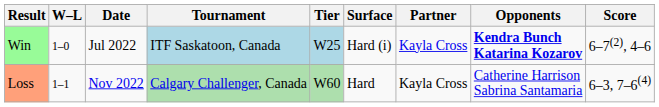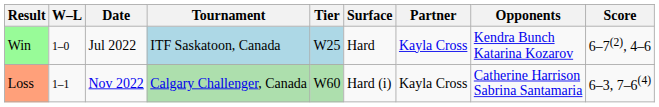(369, 45) Hard (i) -> (361, 45) Hard
(528, 45) bold -> (523, 45) normal
(361, 83) Hard -> (369, 83) Hard (i)
